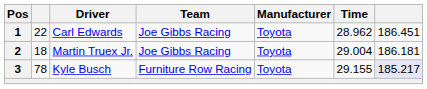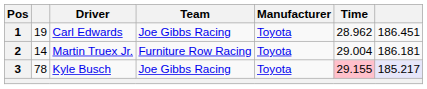(41, 32) 22 -> (41, 32) 19
(41, 51) 18 -> (41, 51) 14
(185, 51) Joe Gibbs Racing -> (195, 51) Furniture Row Racing
(195, 69) Furniture Row Racing -> (185, 69) Joe Gibbs Racing
(354, 69) no background -> (354, 69) pink background
